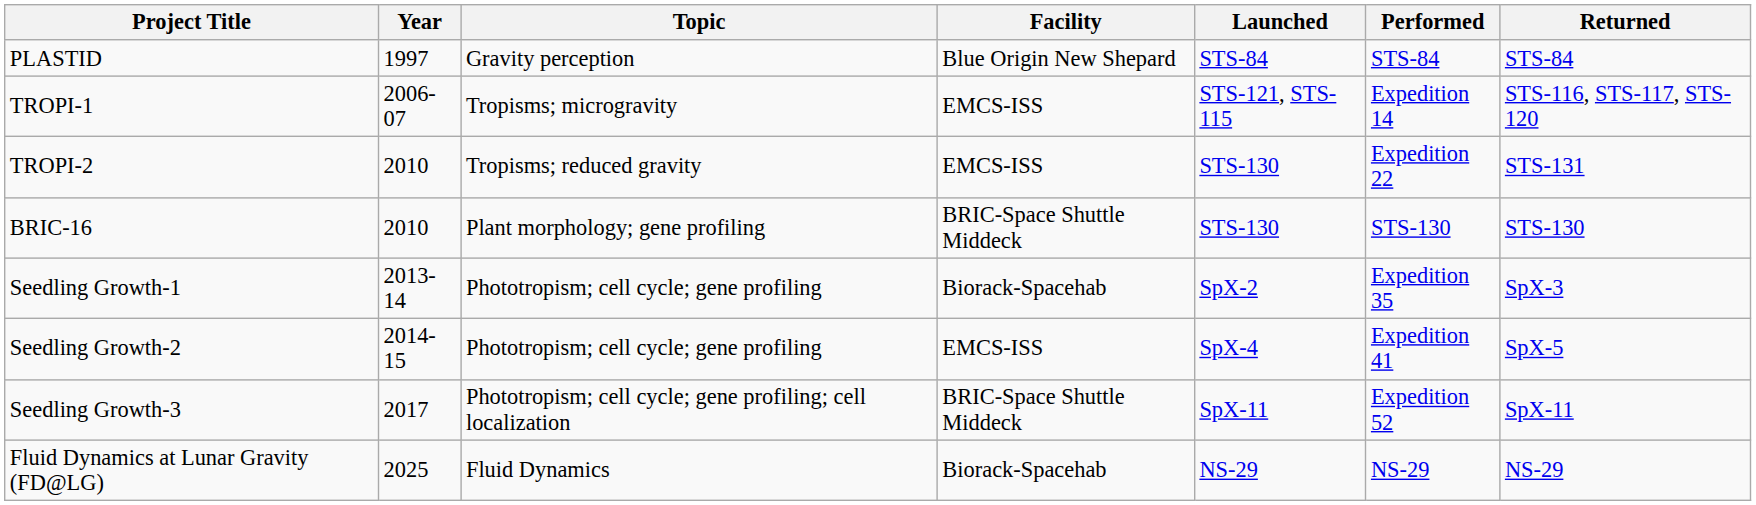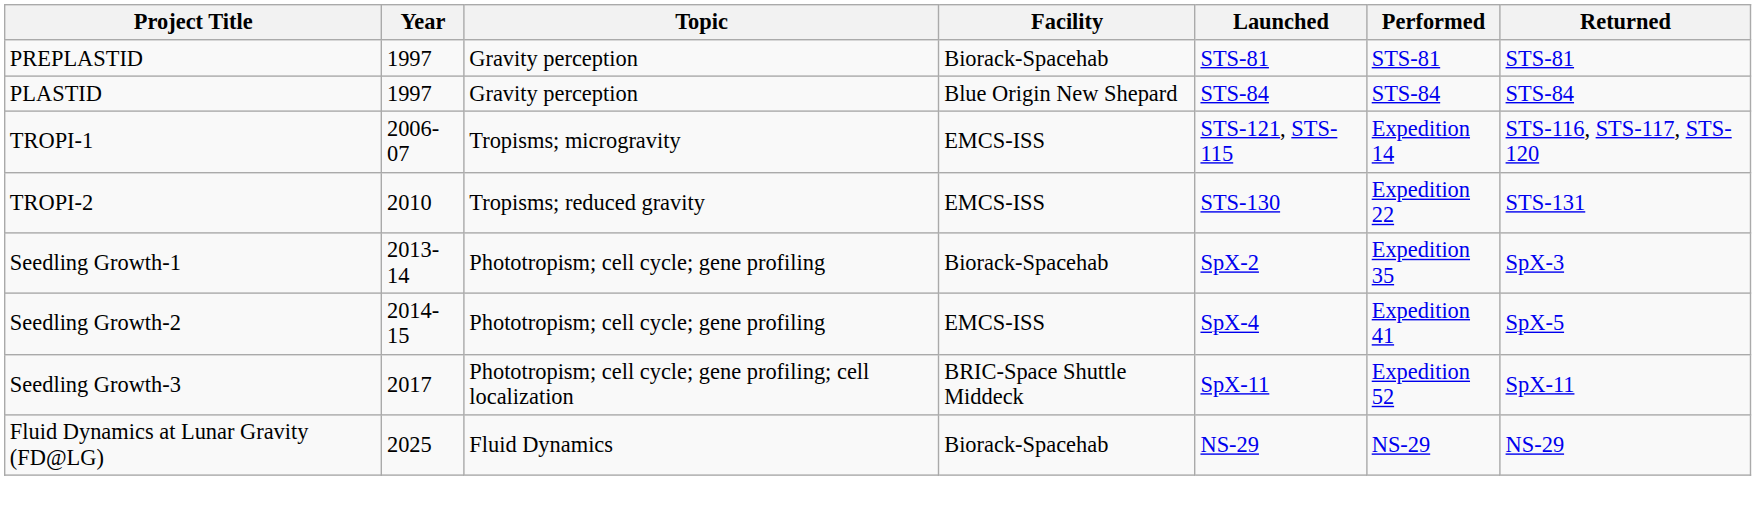+ row: (76, 57)
- row: (51, 227)
